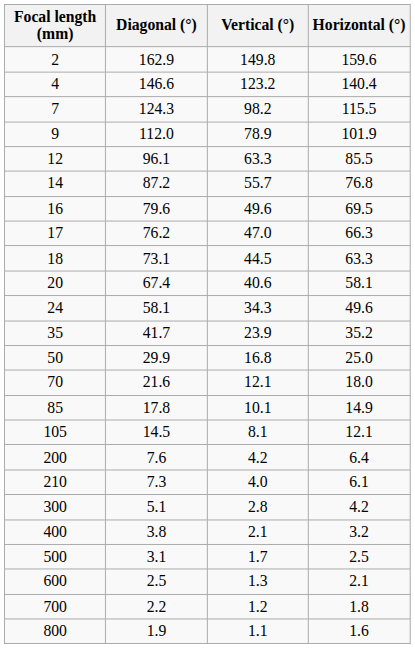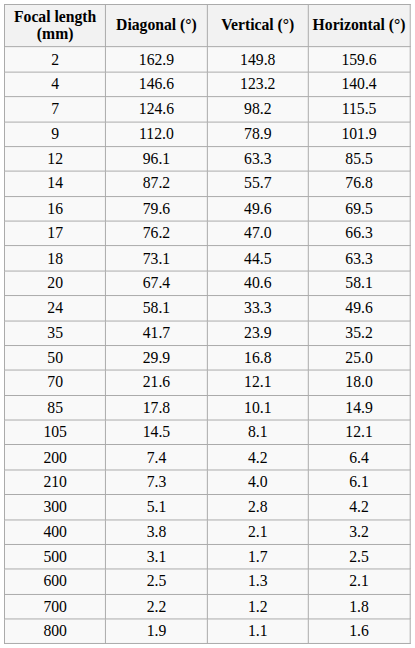(156, 109) 124.3 -> (156, 109) 124.6
(258, 308) 34.3 -> (258, 308) 33.3
(156, 457) 7.6 -> (156, 457) 7.4
